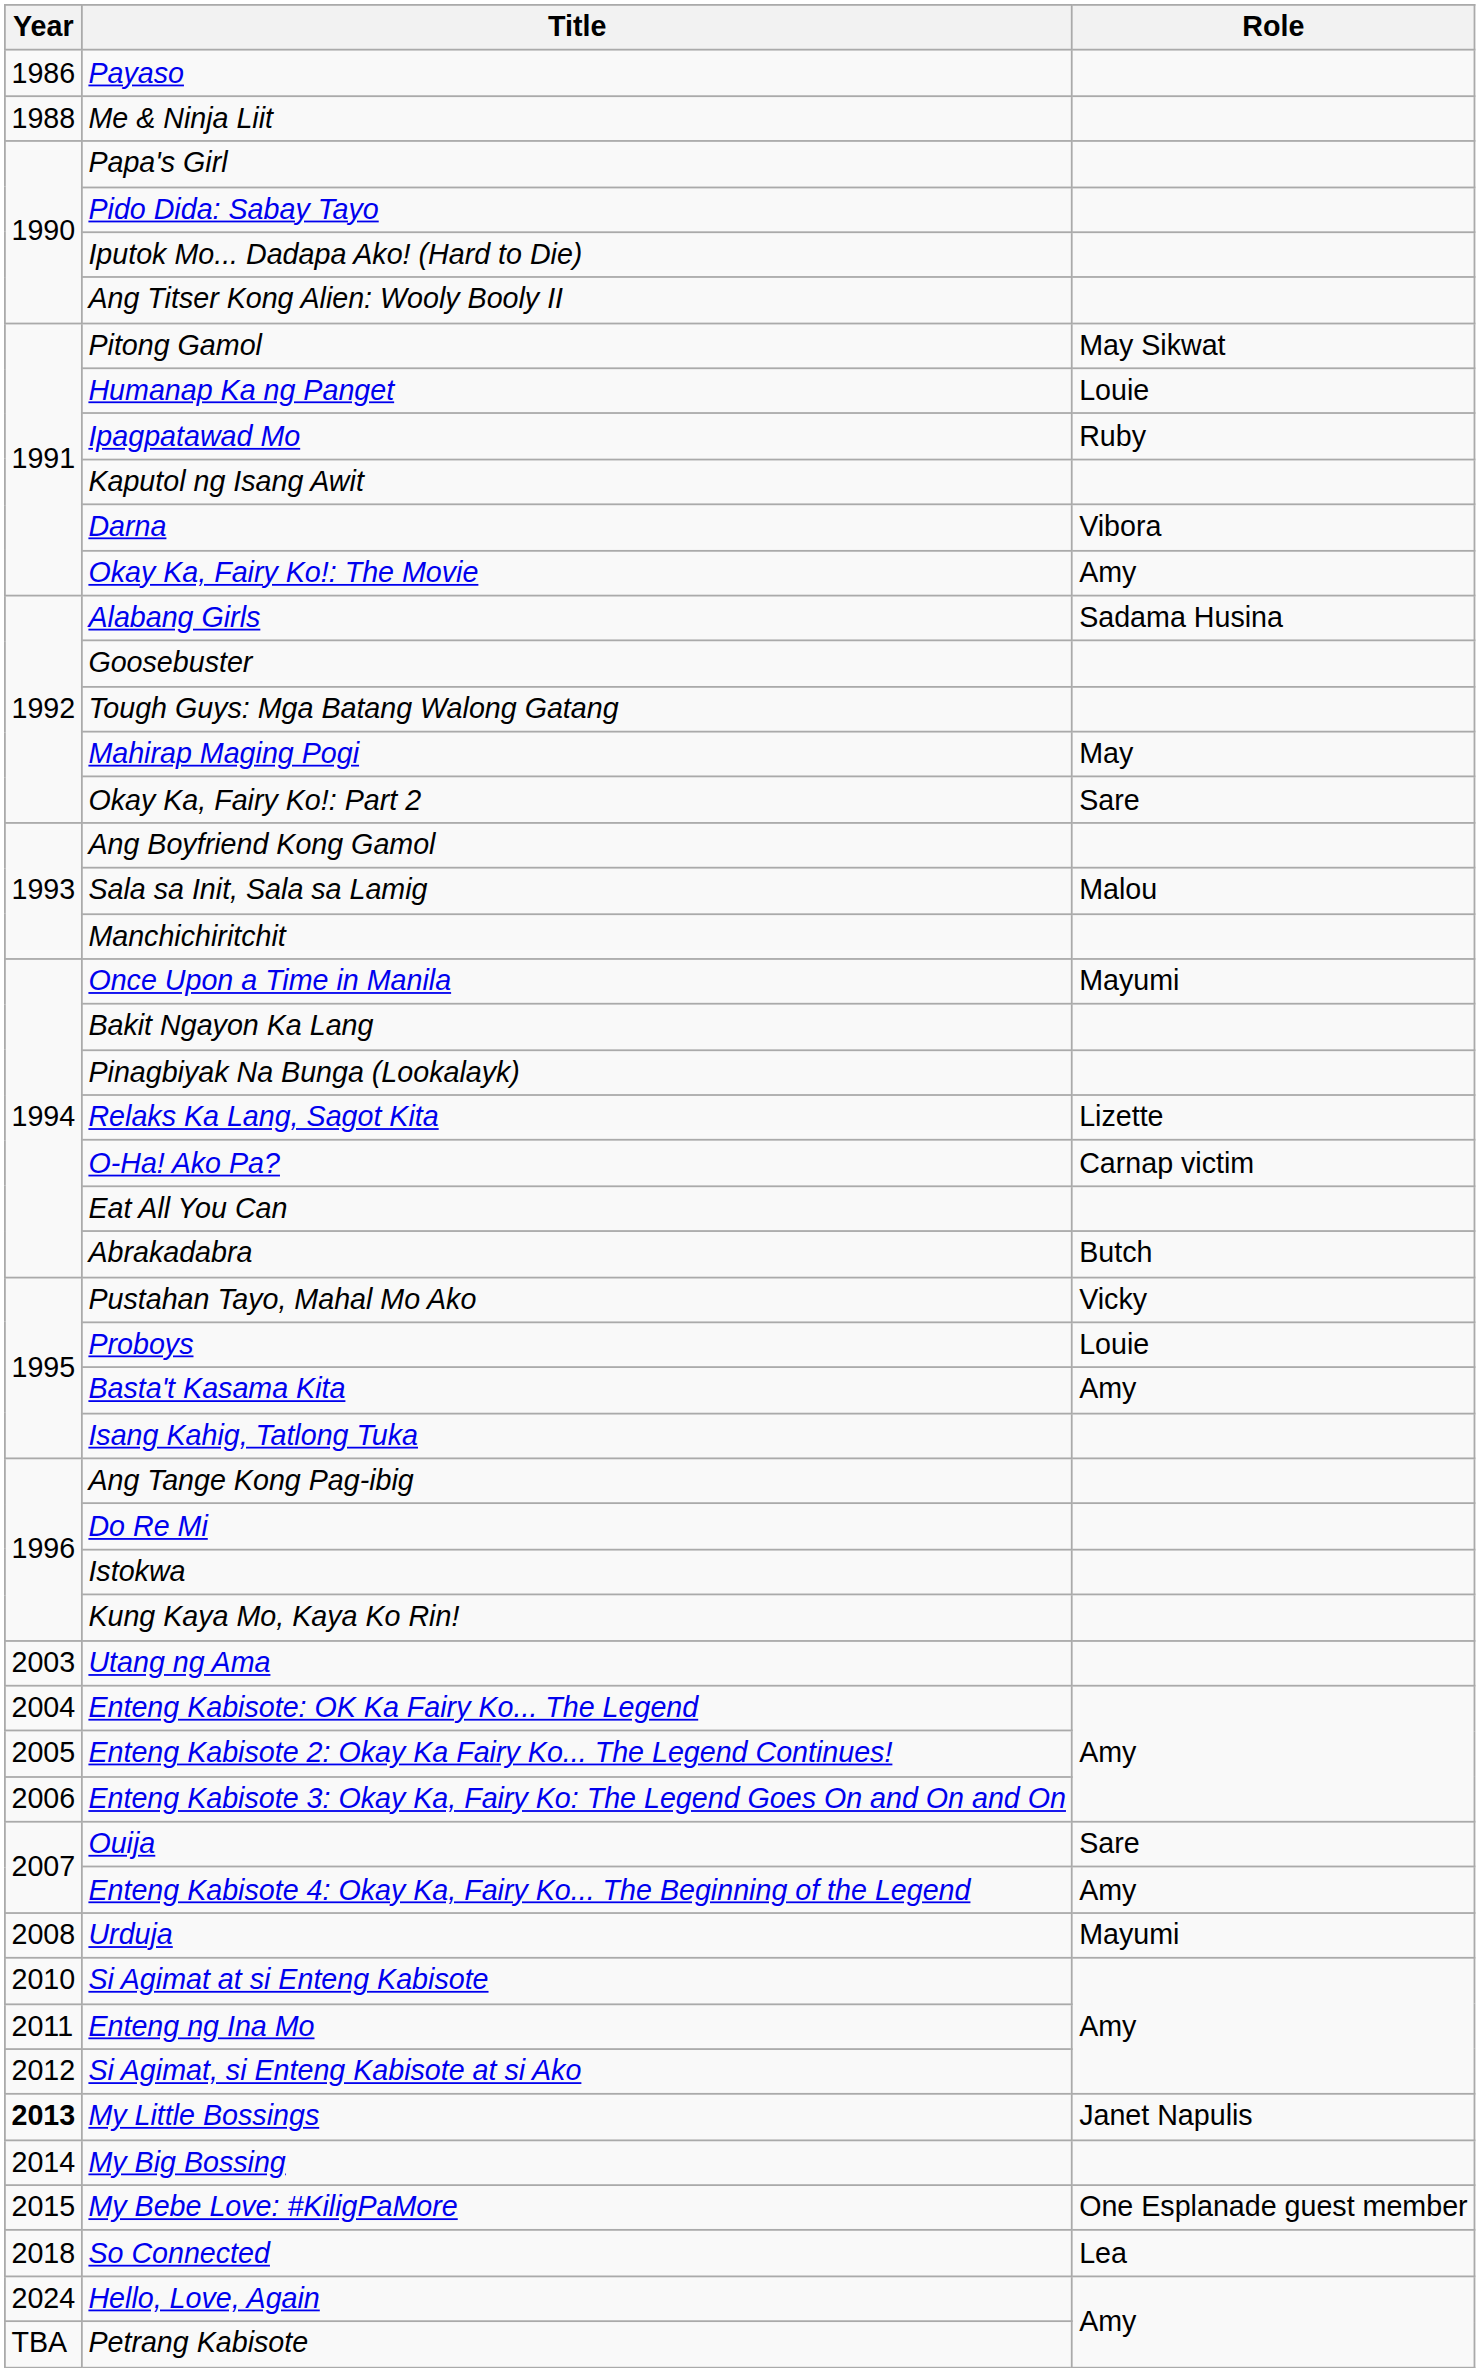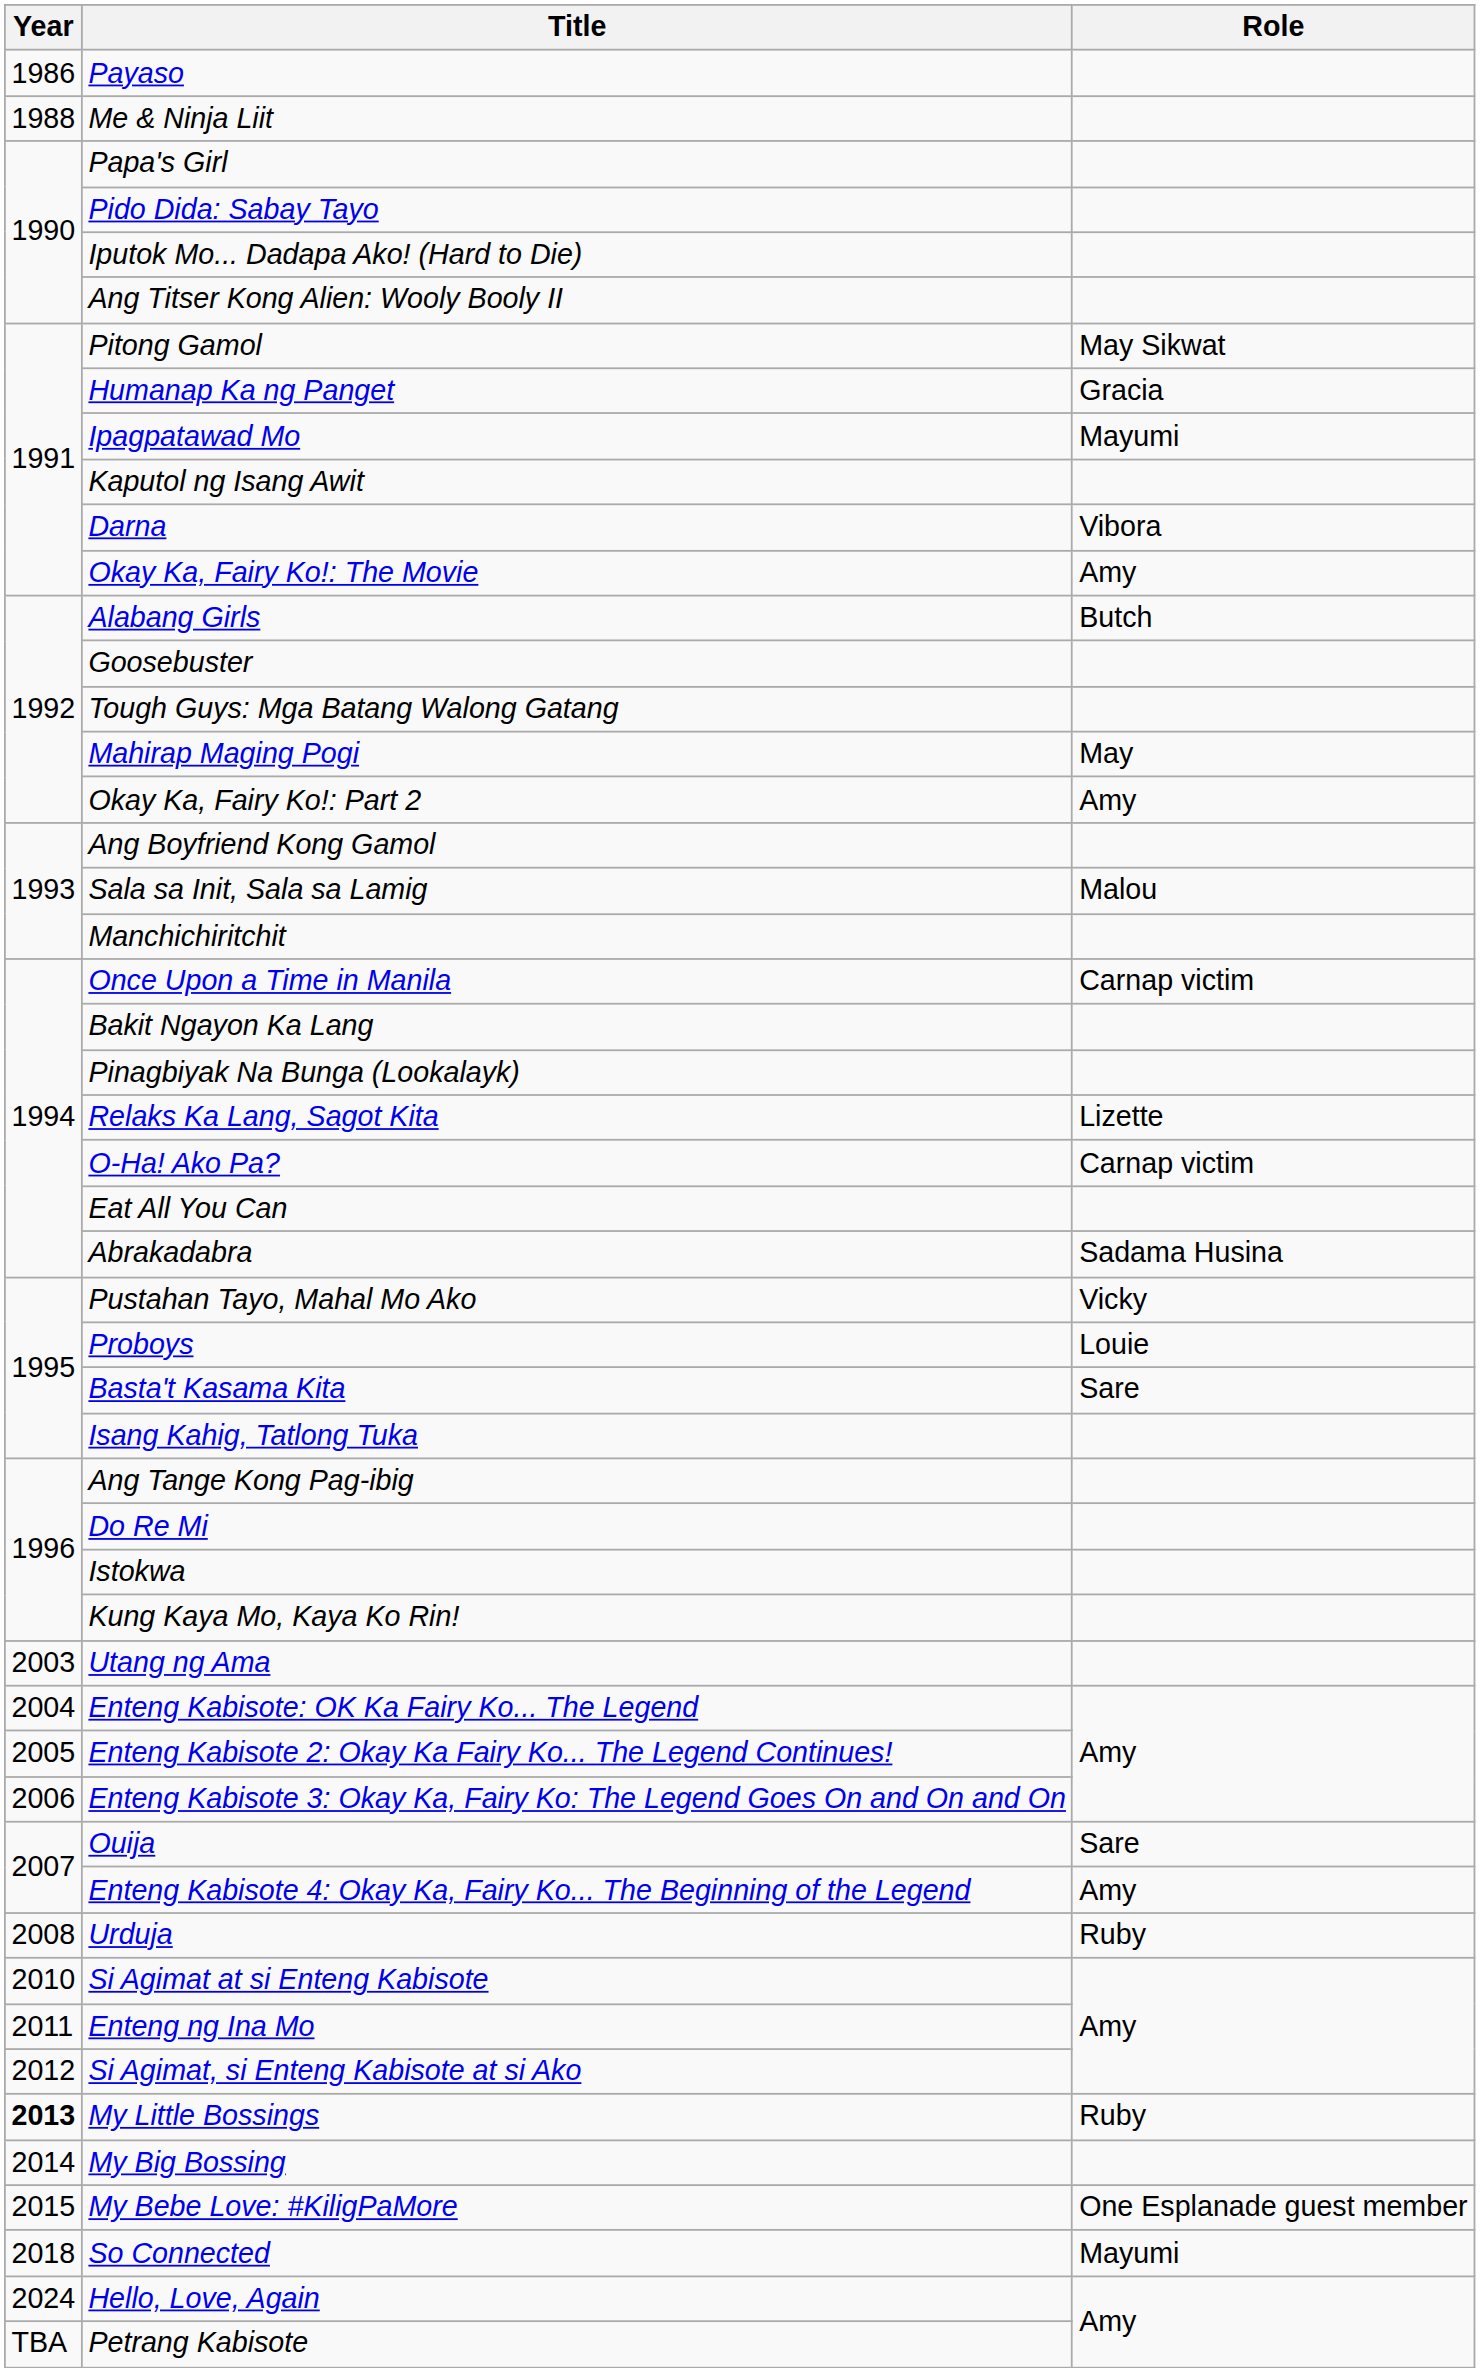(1114, 390) Louie -> (1121, 390) Gracia
(1113, 436) Ruby -> (1129, 436) Mayumi
(1181, 617) Sadama Husina -> (1116, 617) Butch
(1109, 799) Sare -> (1108, 799) Amy
(1129, 981) Mayumi -> (1167, 981) Carnap victim
(1116, 1253) Butch -> (1181, 1253) Sadama Husina
(1108, 1389) Amy -> (1109, 1389) Sare
(1129, 1934) Mayumi -> (1113, 1934) Ruby
(1166, 2116) Janet Napulis -> (1113, 2116) Ruby
(1103, 2252) Lea -> (1129, 2252) Mayumi
